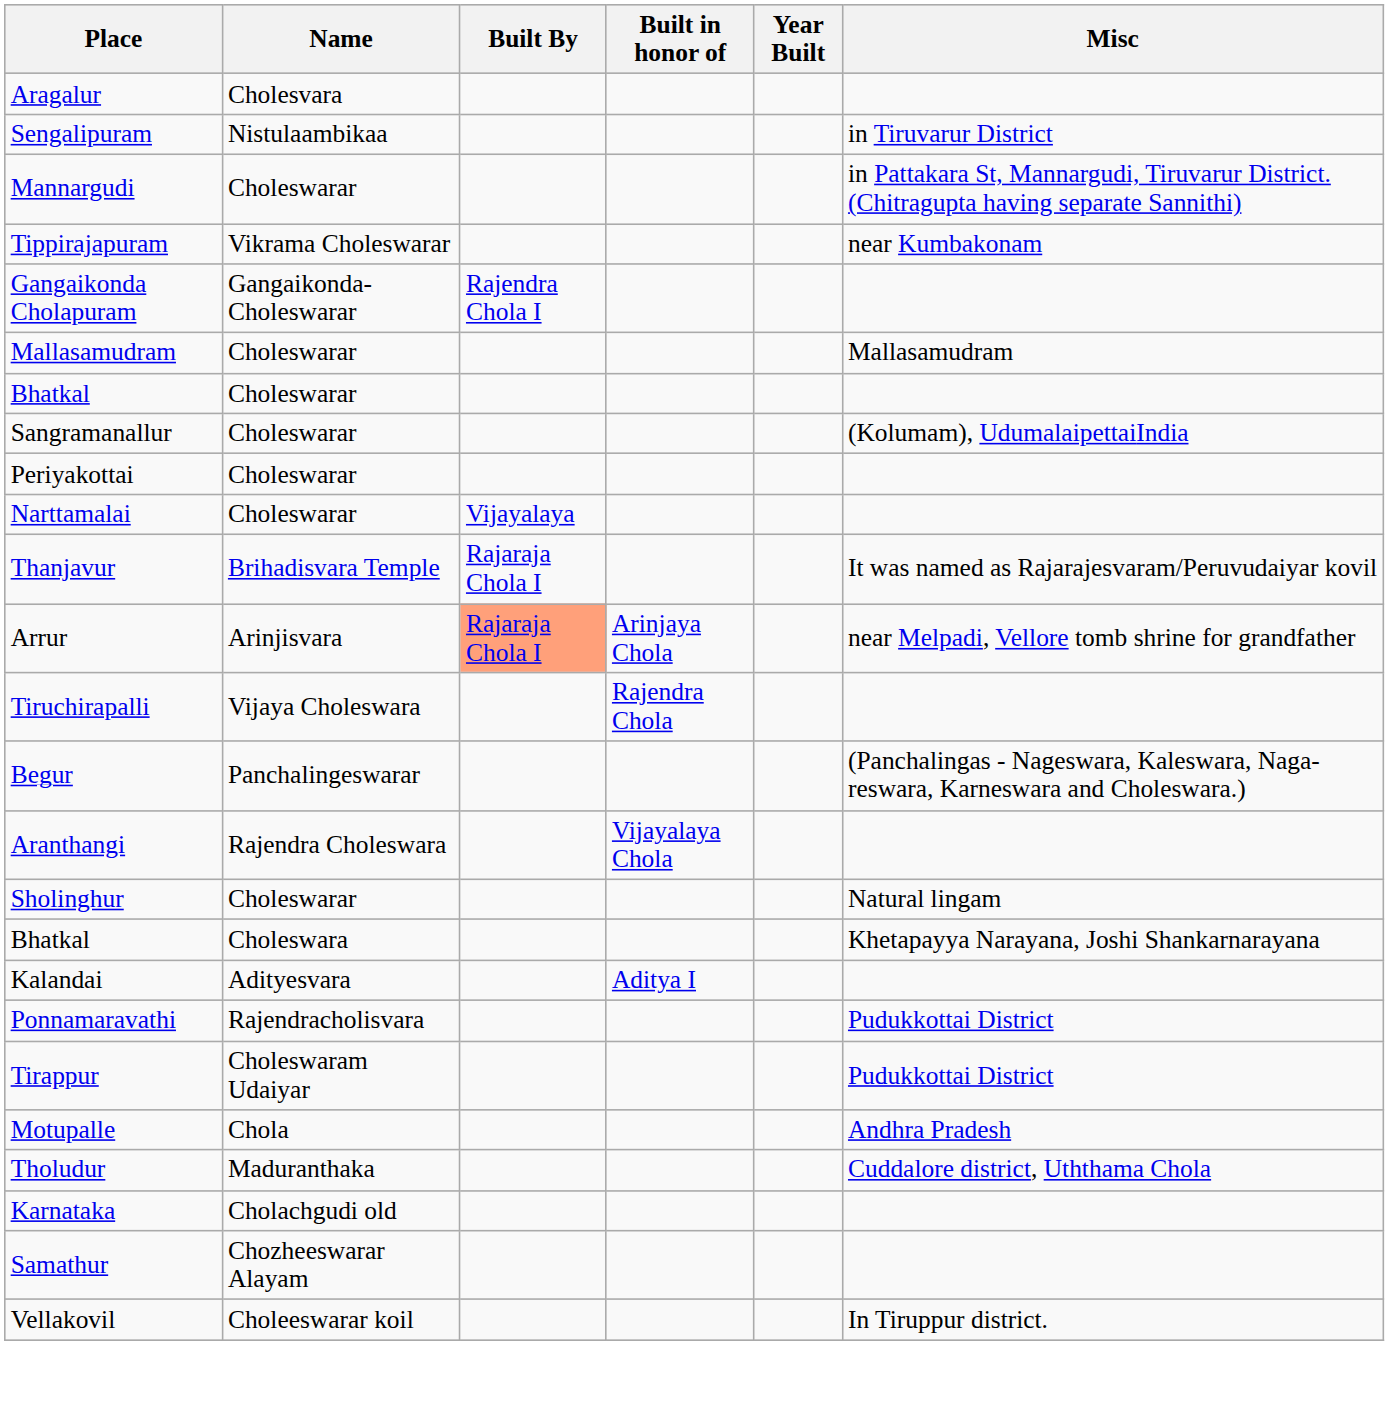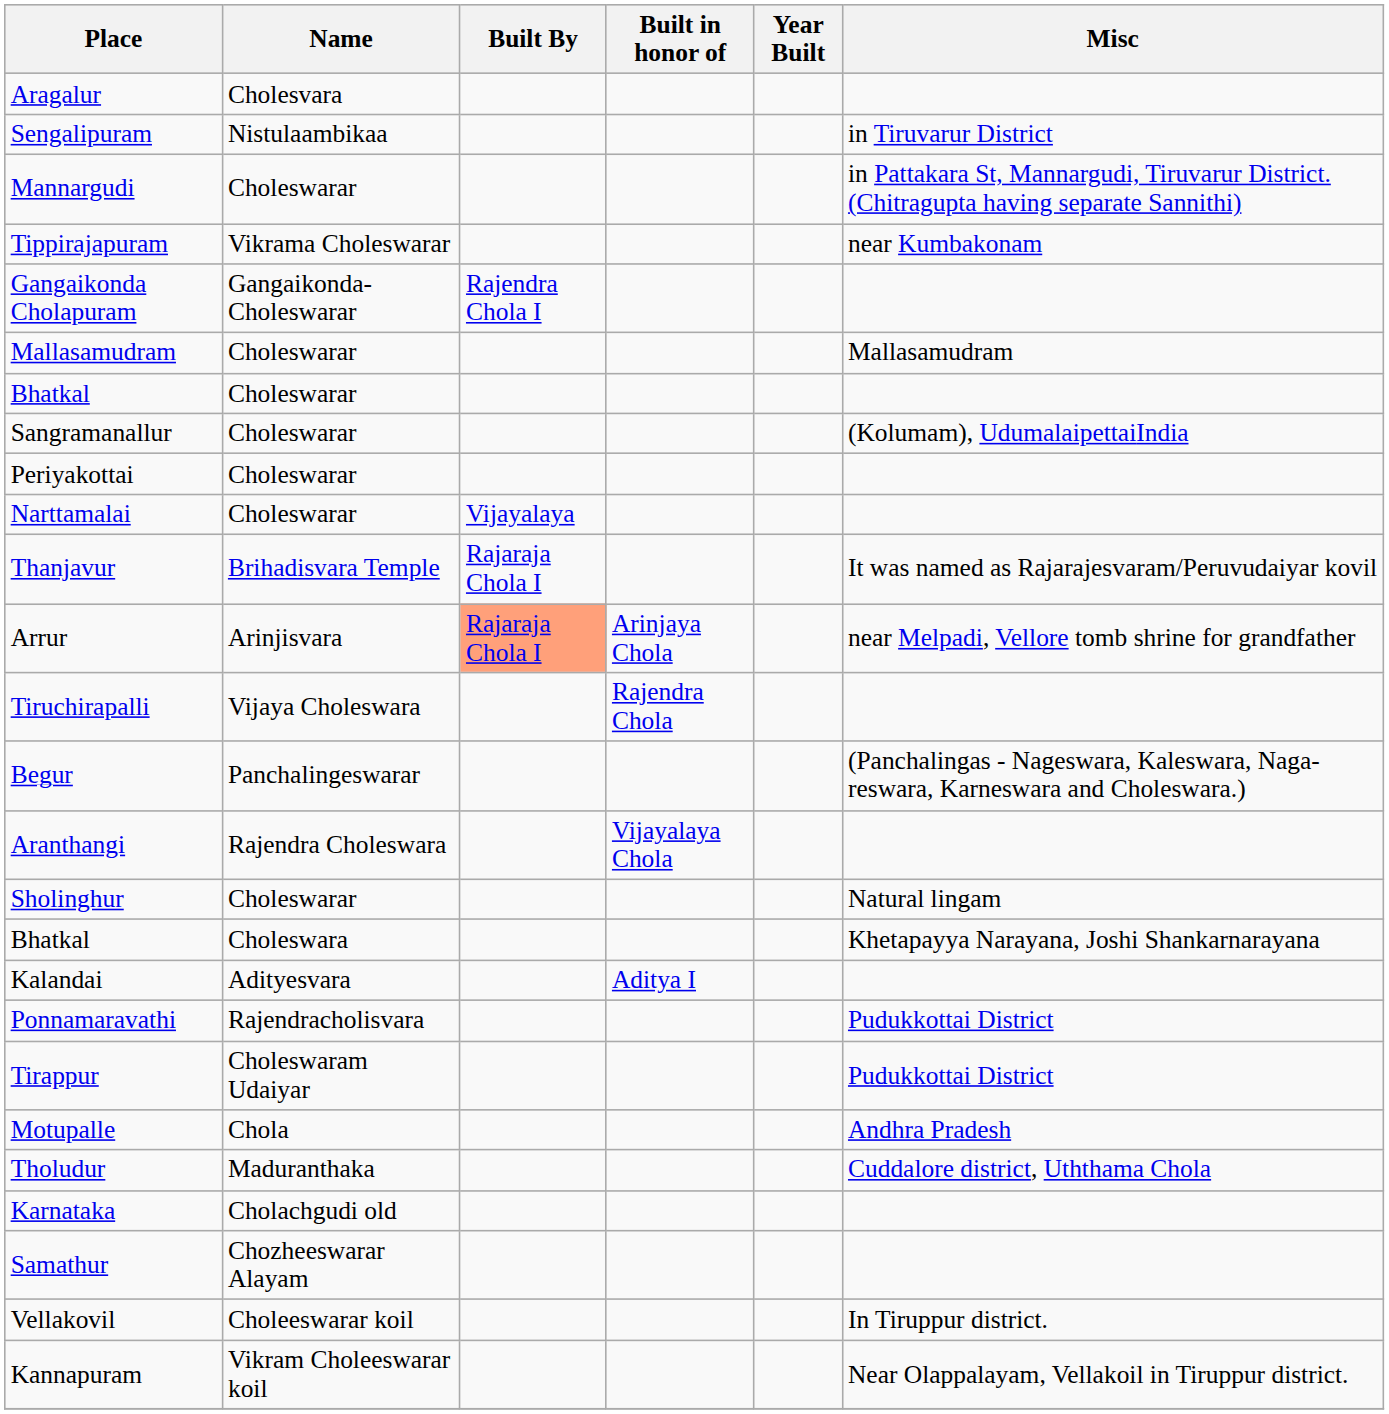+ row: (76, 1374)
